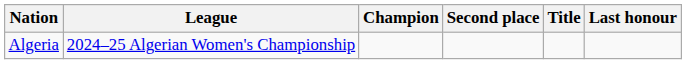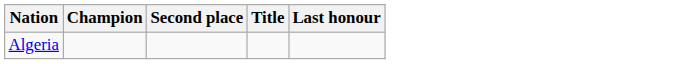- column: (211, 18)
